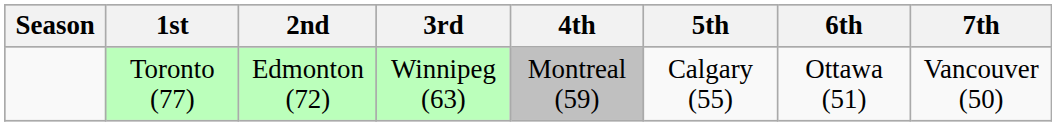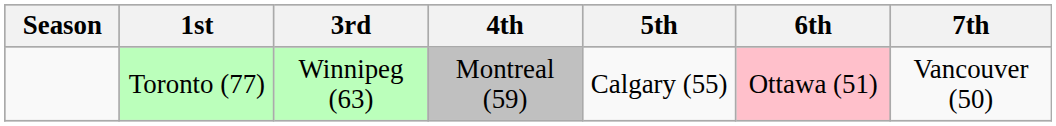- column: (308, 25)
(844, 83) no background -> (813, 83) pink background
